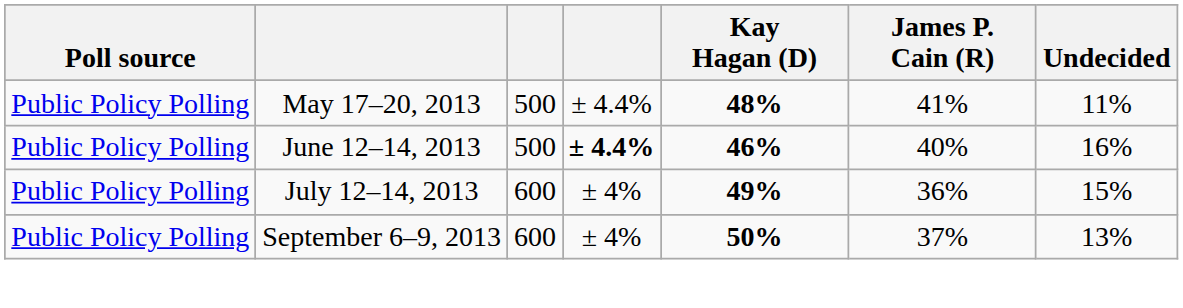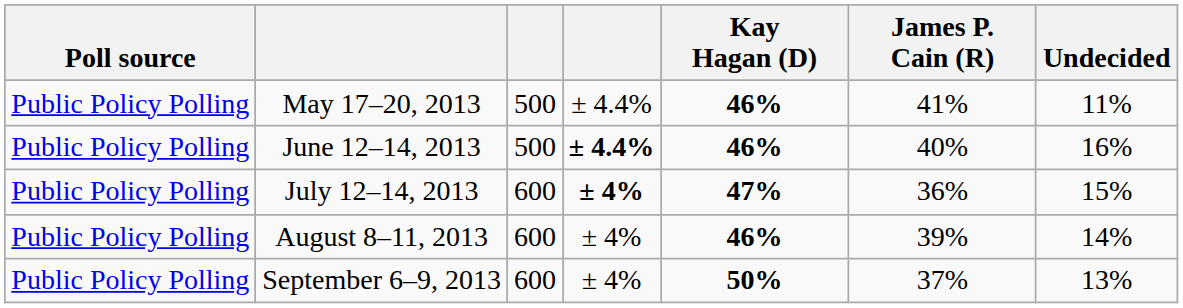(755, 102) 48% -> (755, 102) 46%
(611, 191) normal -> (611, 191) bold
(755, 191) 49% -> (755, 191) 47%
+ row: (382, 235)
